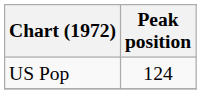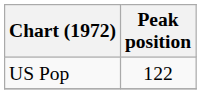(158, 72) 124 -> (158, 72) 122
